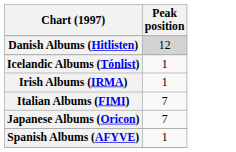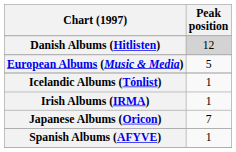+ row: (95, 63)
- row: (73, 100)
